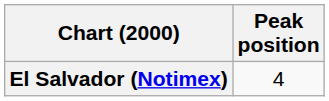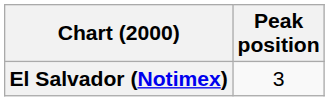(279, 78) 4 -> (279, 78) 3
